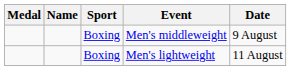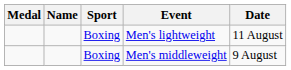rows swapped: (170, 55) <-> (176, 35)
